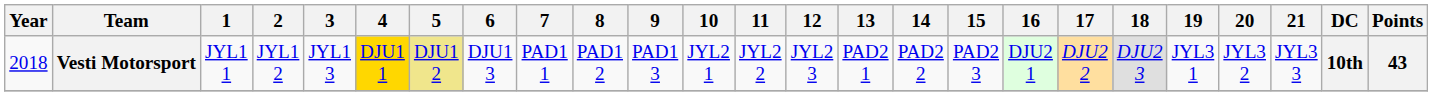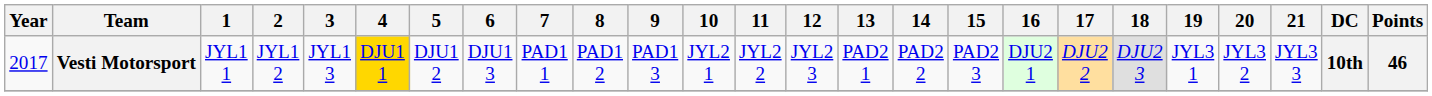(28, 62) 2018 -> (28, 62) 2017
(436, 62) khaki background -> (436, 62) no background
(1398, 62) 43 -> (1398, 62) 46
